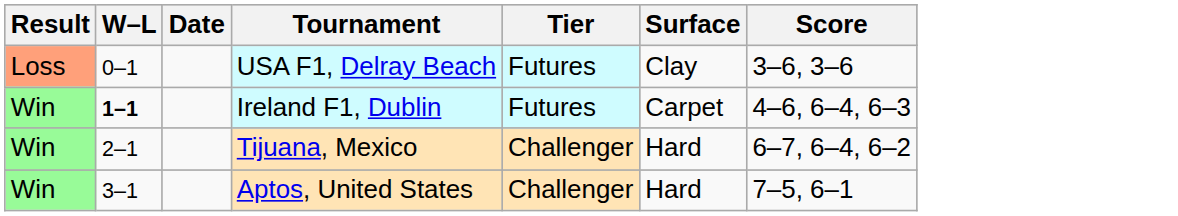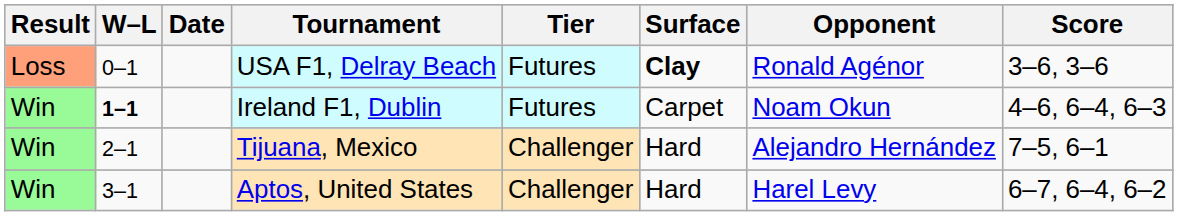+ column: (874, 25)
(671, 66) normal -> (673, 66) bold
(832, 148) 6–7, 6–4, 6–2 -> (1058, 148) 7–5, 6–1
(803, 189) 7–5, 6–1 -> (1087, 189) 6–7, 6–4, 6–2
